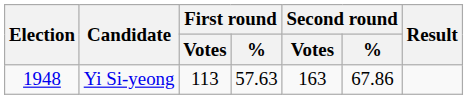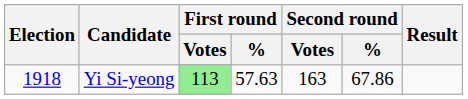(42, 79) 1948 -> (42, 79) 1918
(205, 79) no background -> (205, 79) lightgreen background
